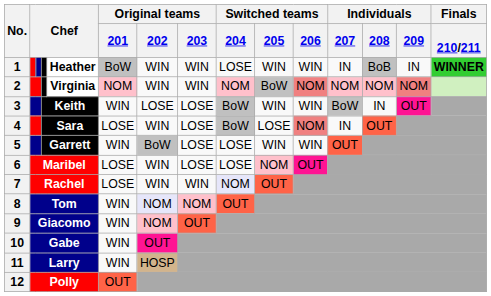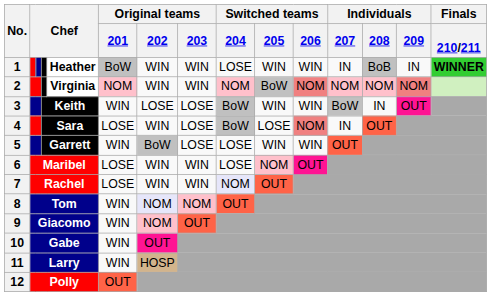(197, 164) LOSE -> (197, 164) WIN
